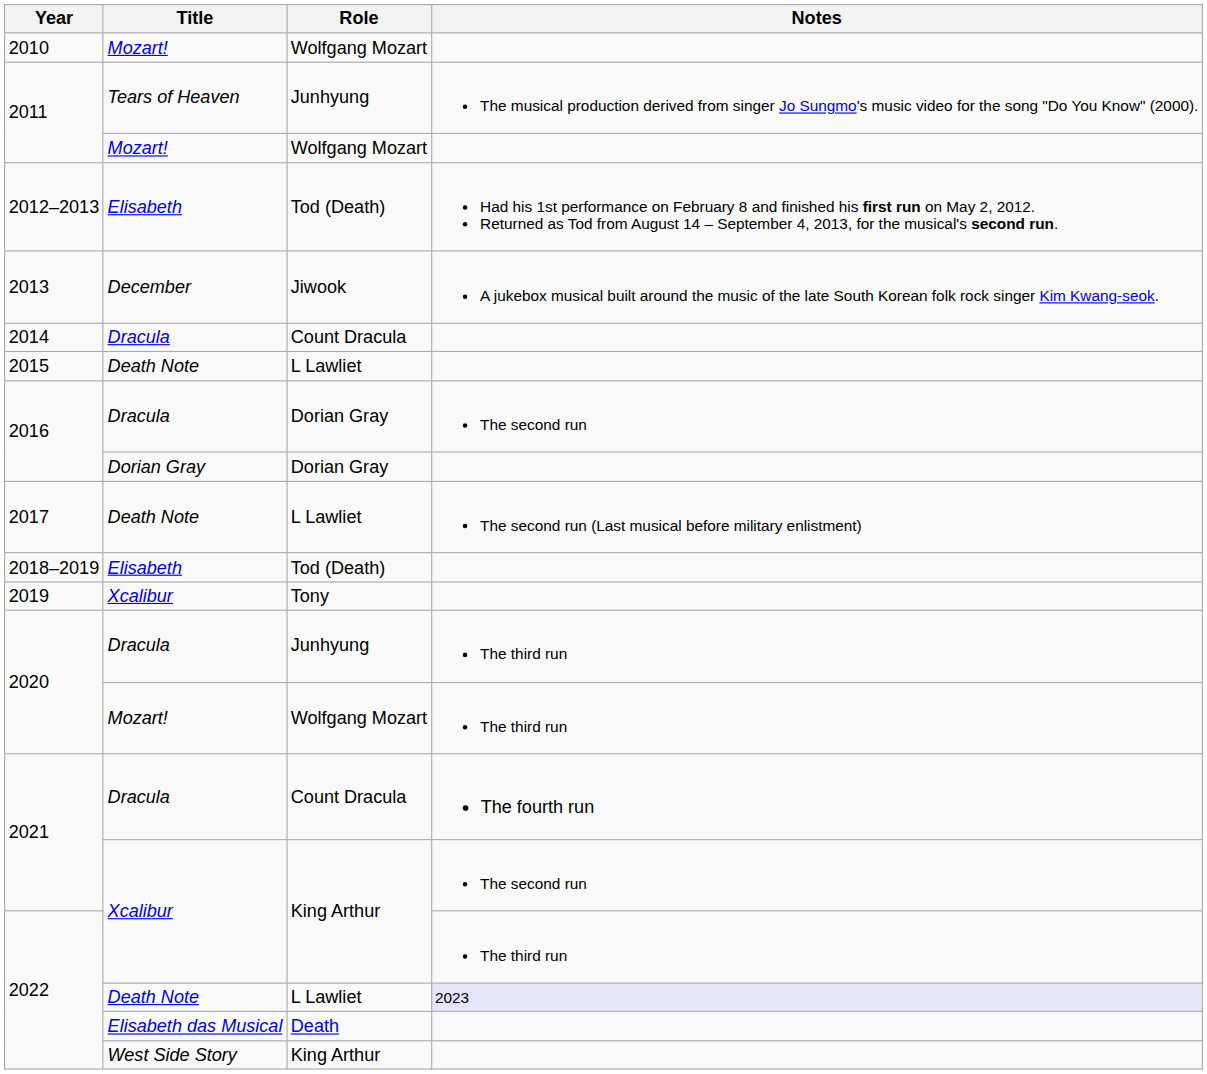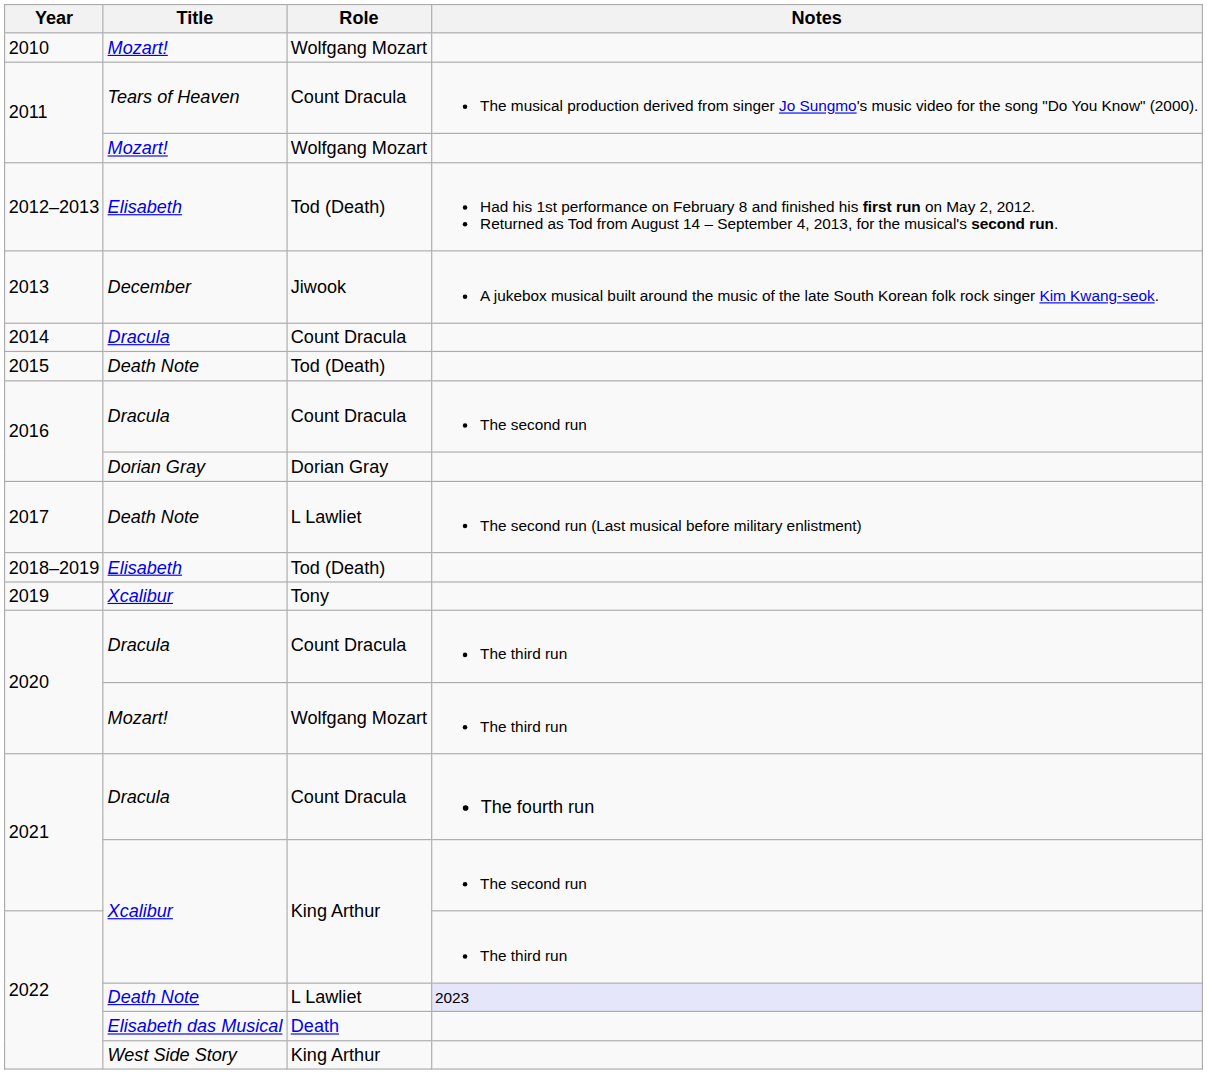(330, 97) Junhyung -> (349, 97) Count Dracula
(326, 366) L Lawliet -> (338, 366) Tod (Death)
(340, 416) Dorian Gray -> (349, 416) Count Dracula
(330, 646) Junhyung -> (349, 646) Count Dracula
